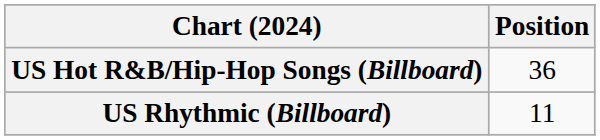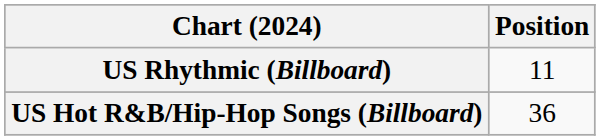rows swapped: (247, 69) <-> (247, 112)
